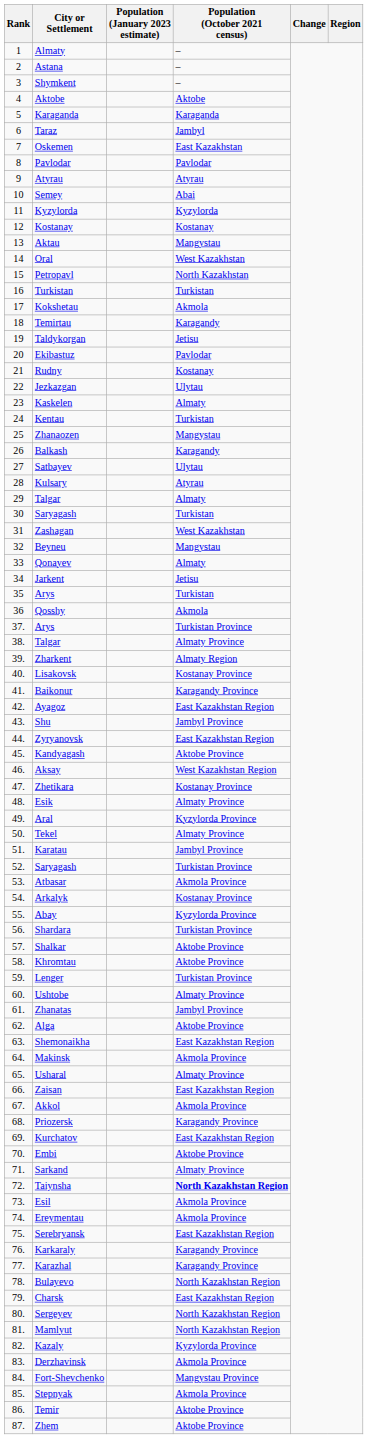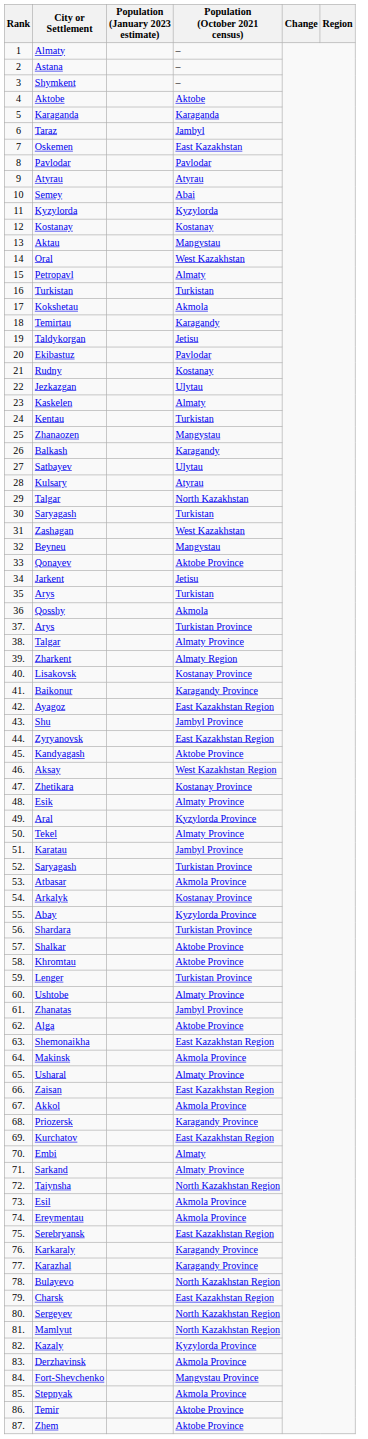(212, 274) North Kazakhstan -> (191, 274) Almaty
(191, 498) Almaty -> (212, 498) North Kazakhstan
(191, 562) Almaty -> (209, 562) Aktobe Province
(209, 1154) Aktobe Province -> (191, 1154) Almaty
(232, 1186) bold -> (228, 1186) normal
